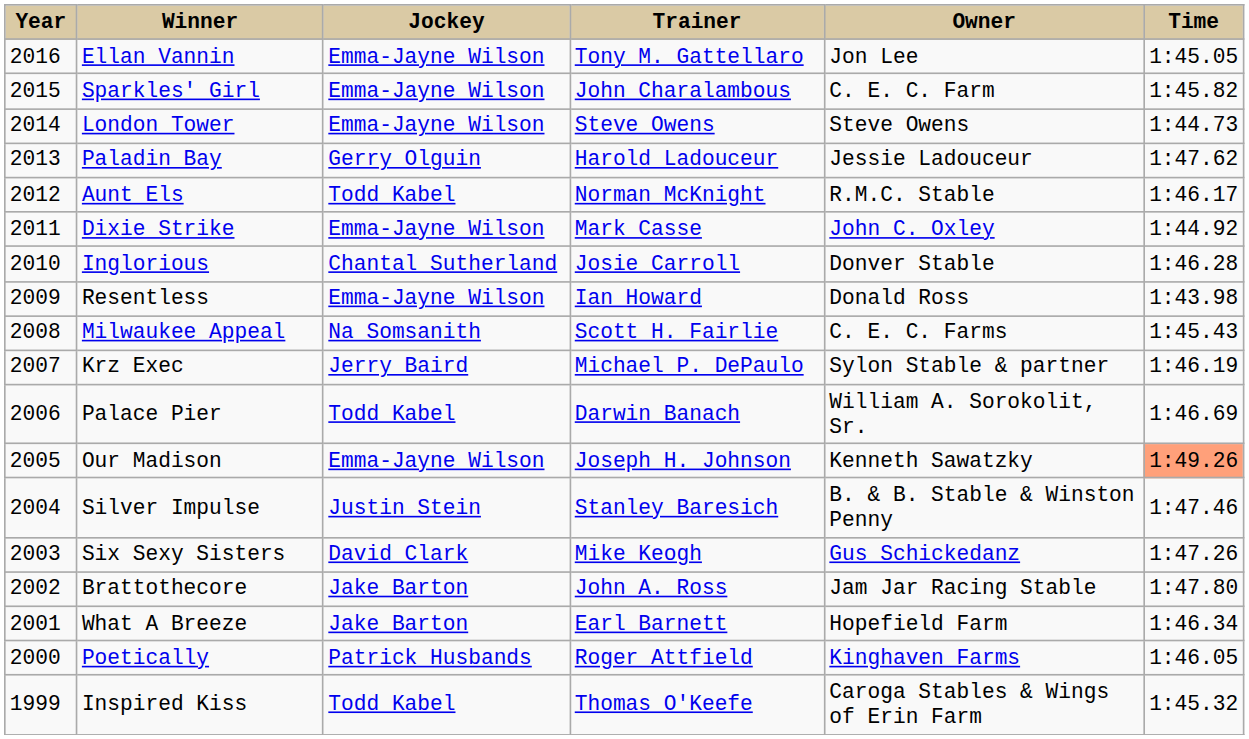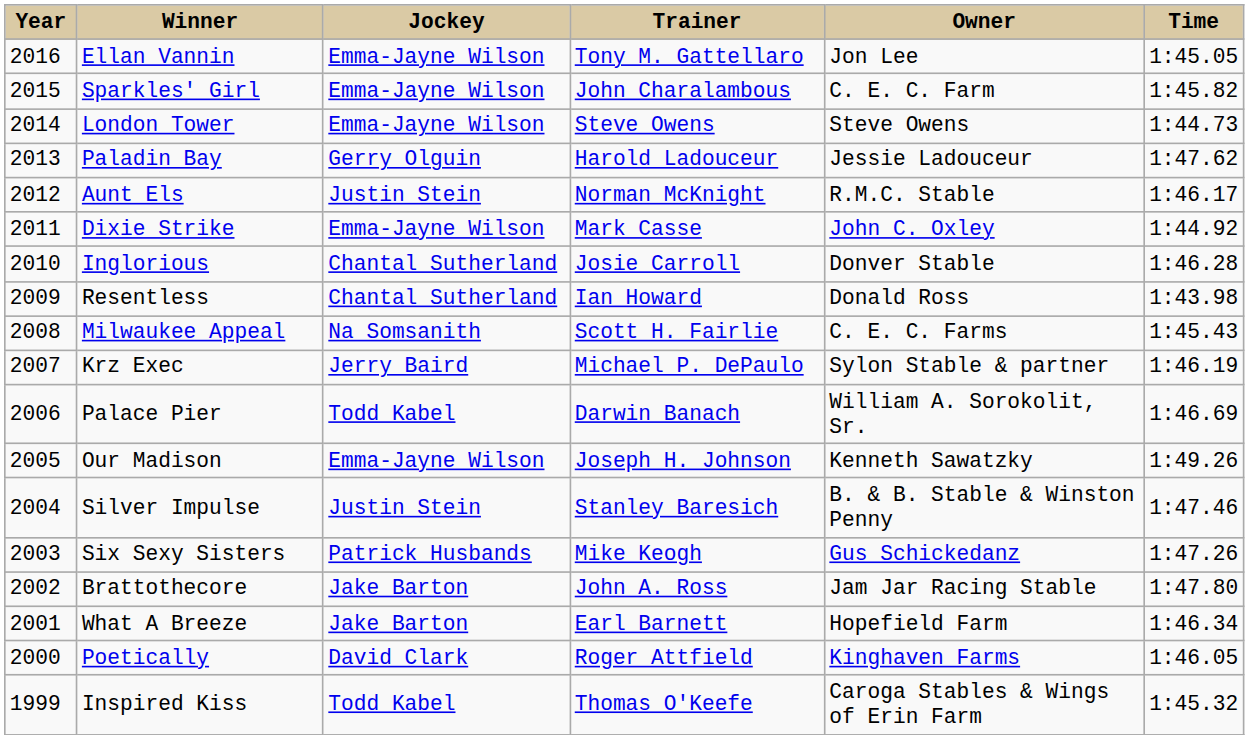(392, 195) Todd Kabel -> (405, 195) Justin Stein
(436, 298) Emma-Jayne Wilson -> (443, 298) Chantal Sutherland
(1194, 461) lightsalmon background -> (1194, 461) no background
(398, 554) David Clark -> (430, 554) Patrick Husbands
(430, 658) Patrick Husbands -> (398, 658) David Clark
